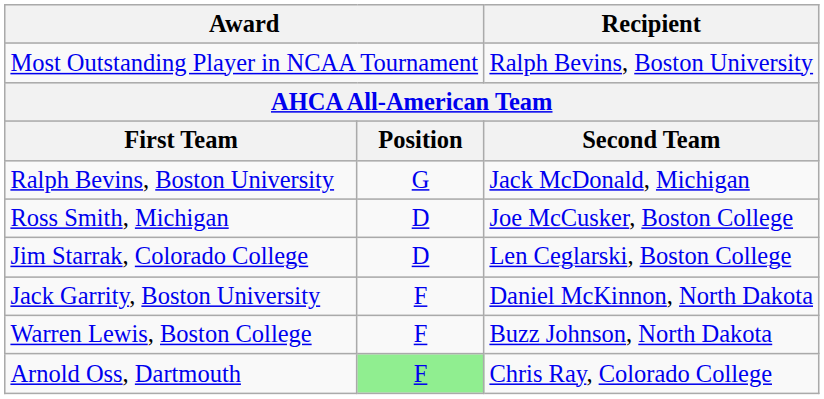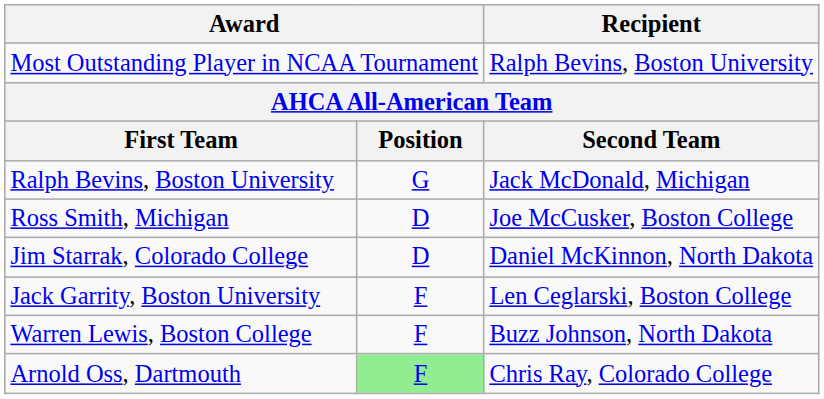(640, 256) Len Ceglarski, Boston College -> (651, 256) Daniel McKinnon, North Dakota
(651, 295) Daniel McKinnon, North Dakota -> (640, 295) Len Ceglarski, Boston College
